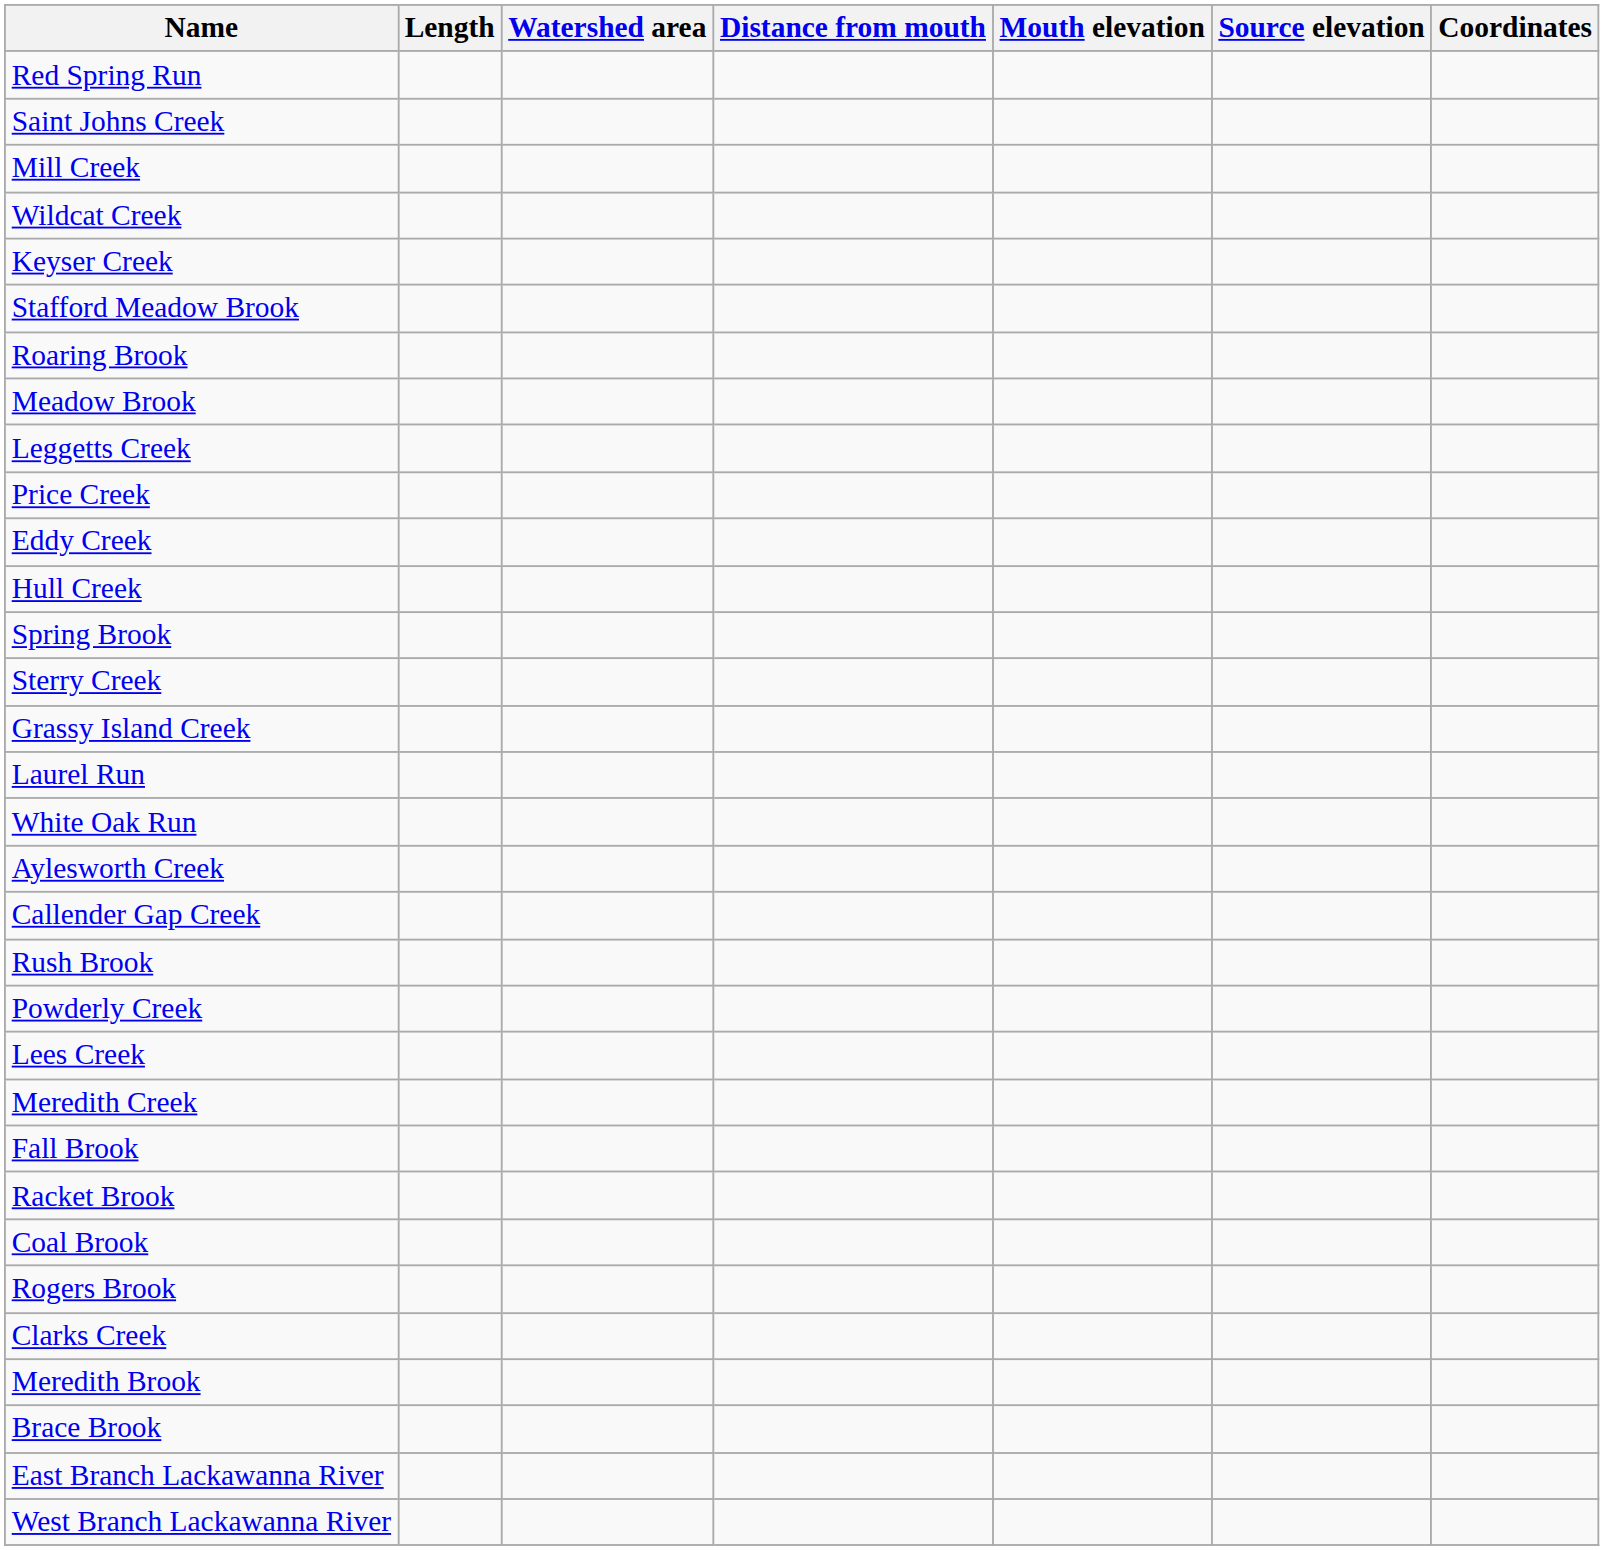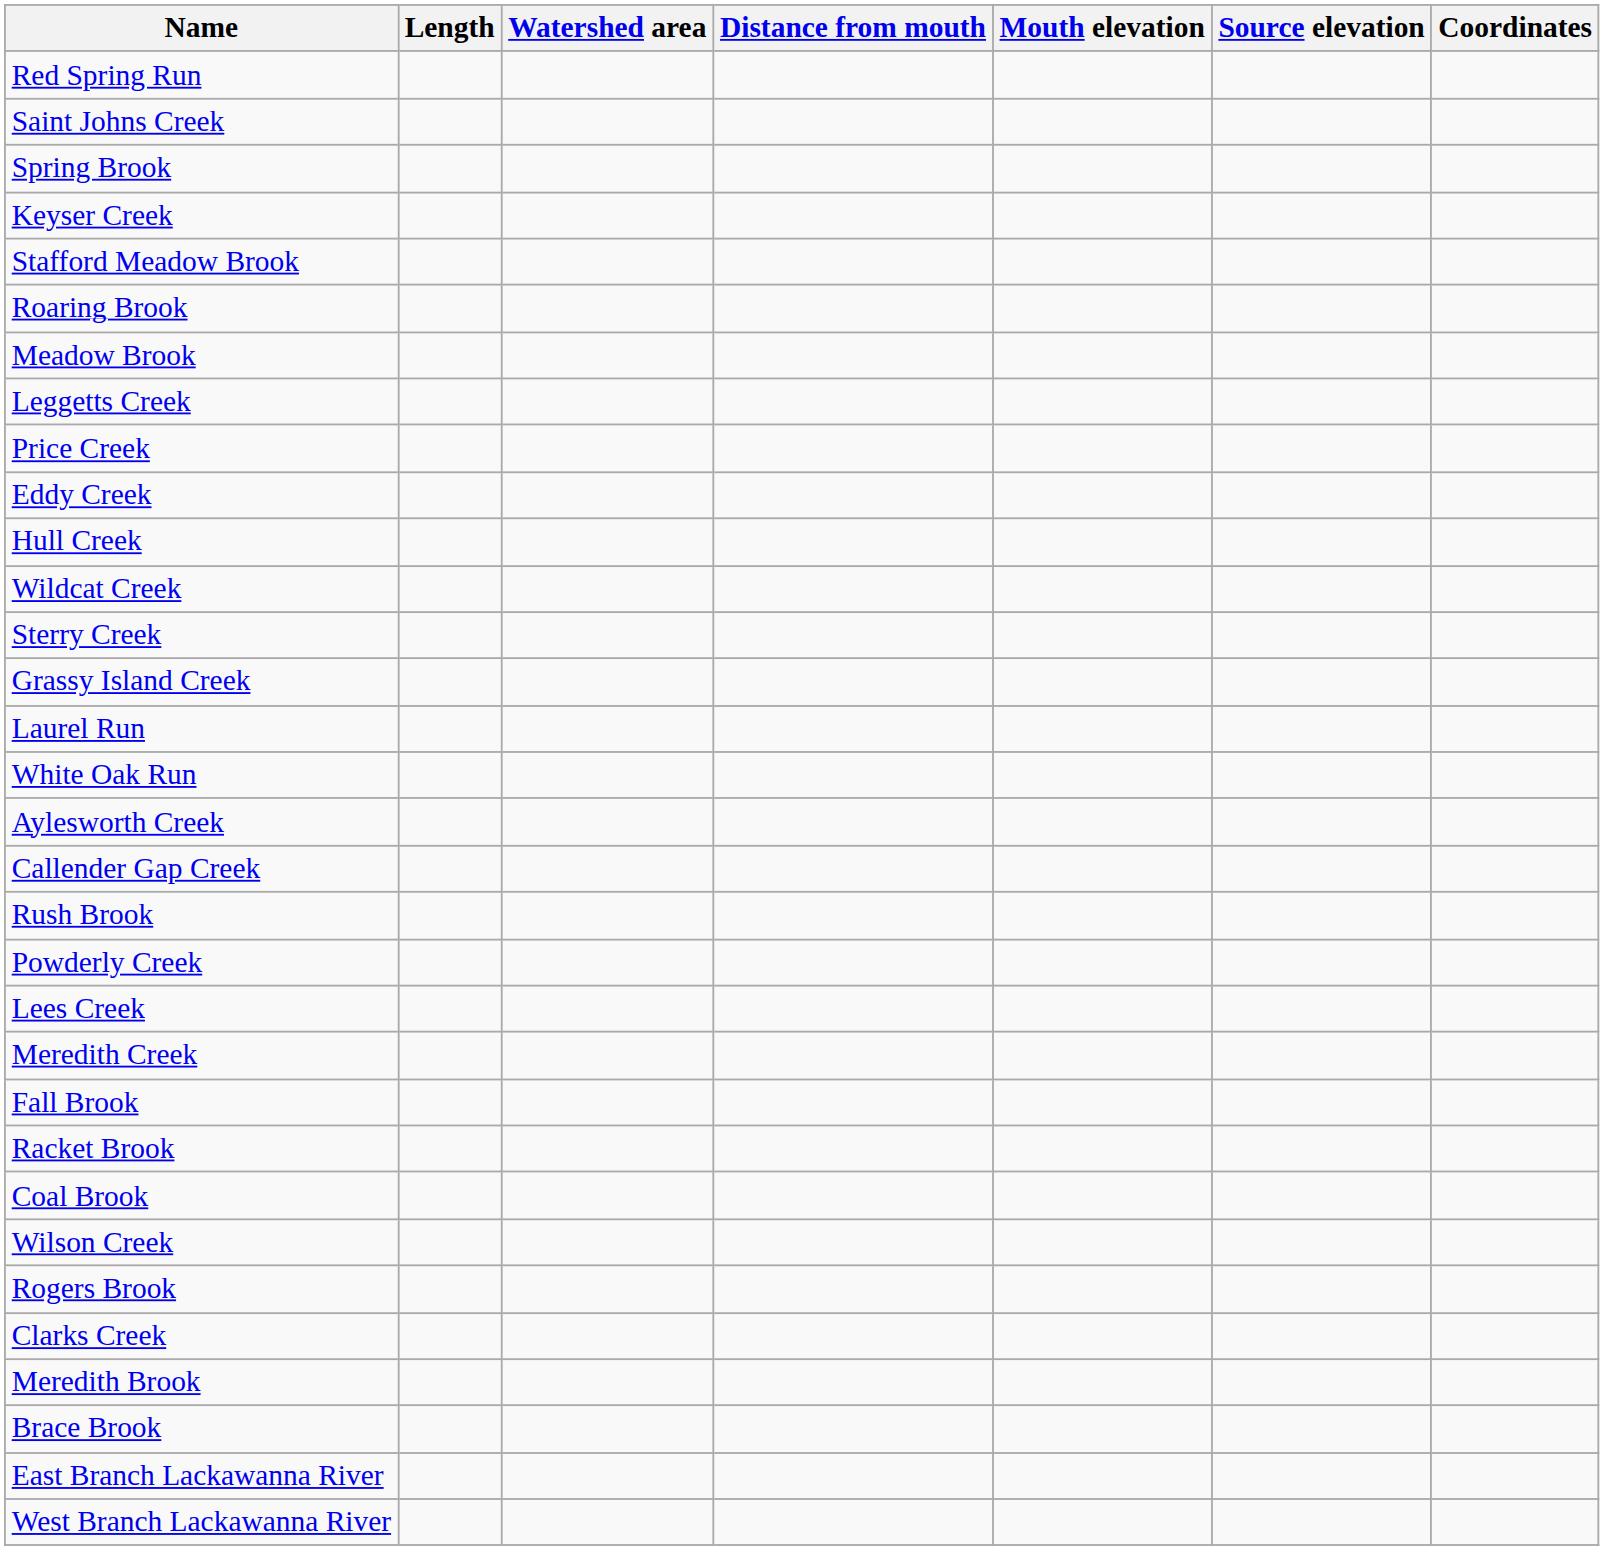- row: (76, 167)
rows swapped: (91, 634) <-> (97, 214)
+ row: (92, 1241)
